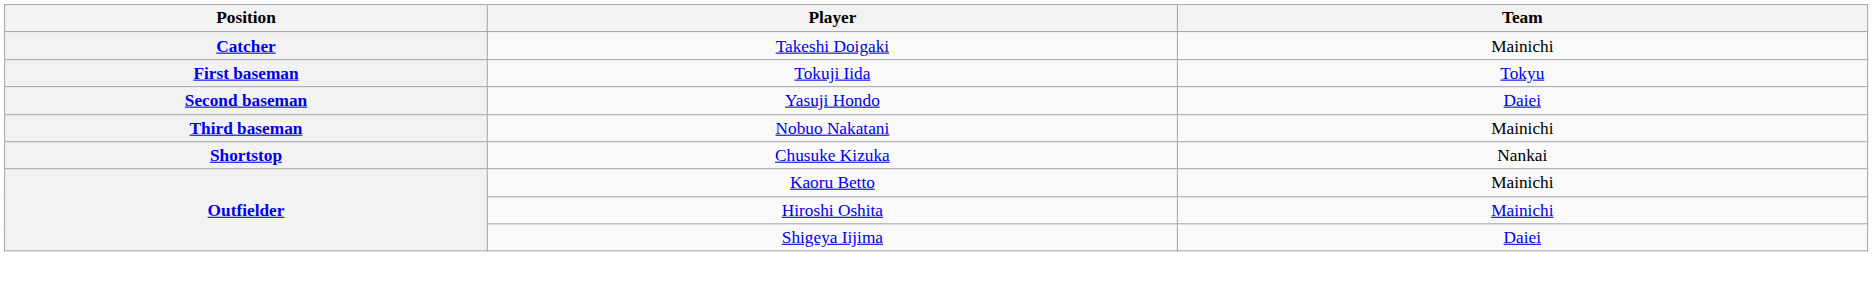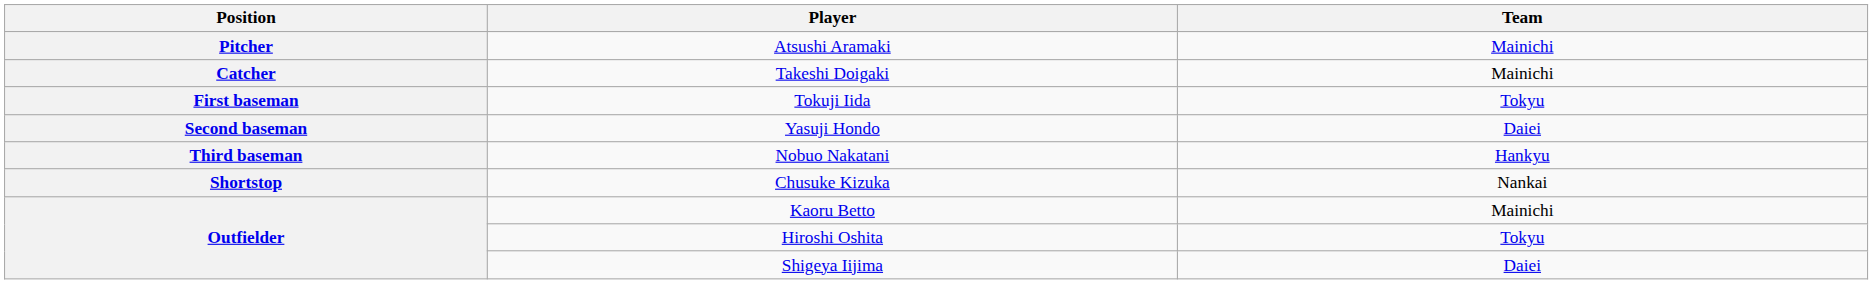+ row: (832, 45)
(1522, 127) Mainichi -> (1522, 155) Hankyu
(1522, 210) Mainichi -> (1522, 237) Tokyu
